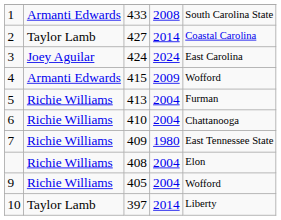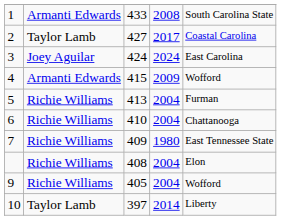(166, 36) 2014 -> (166, 36) 2017
